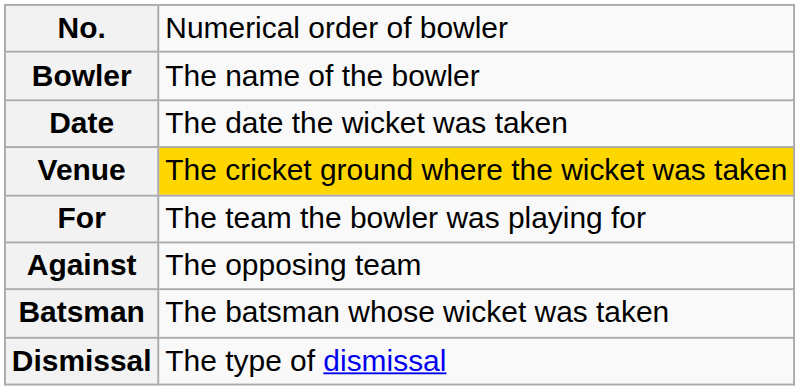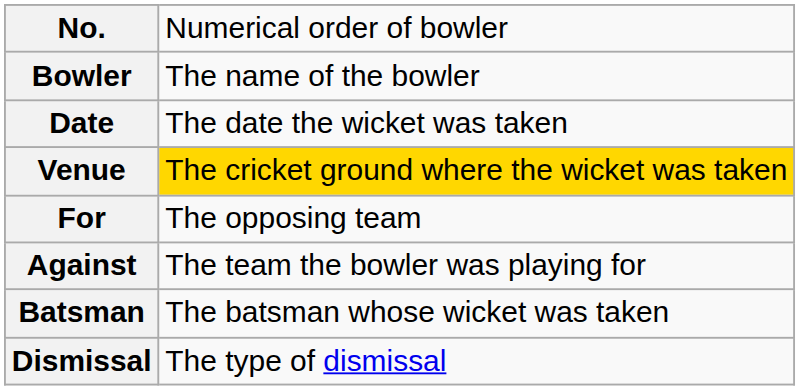(406, 218) The team the bowler was playing for -> (293, 218) The opposing team
(293, 265) The opposing team -> (406, 265) The team the bowler was playing for
